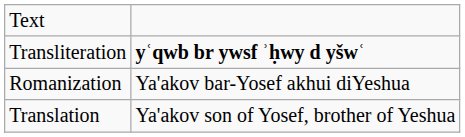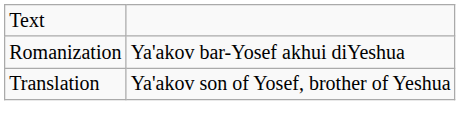- row: (68, 52)
